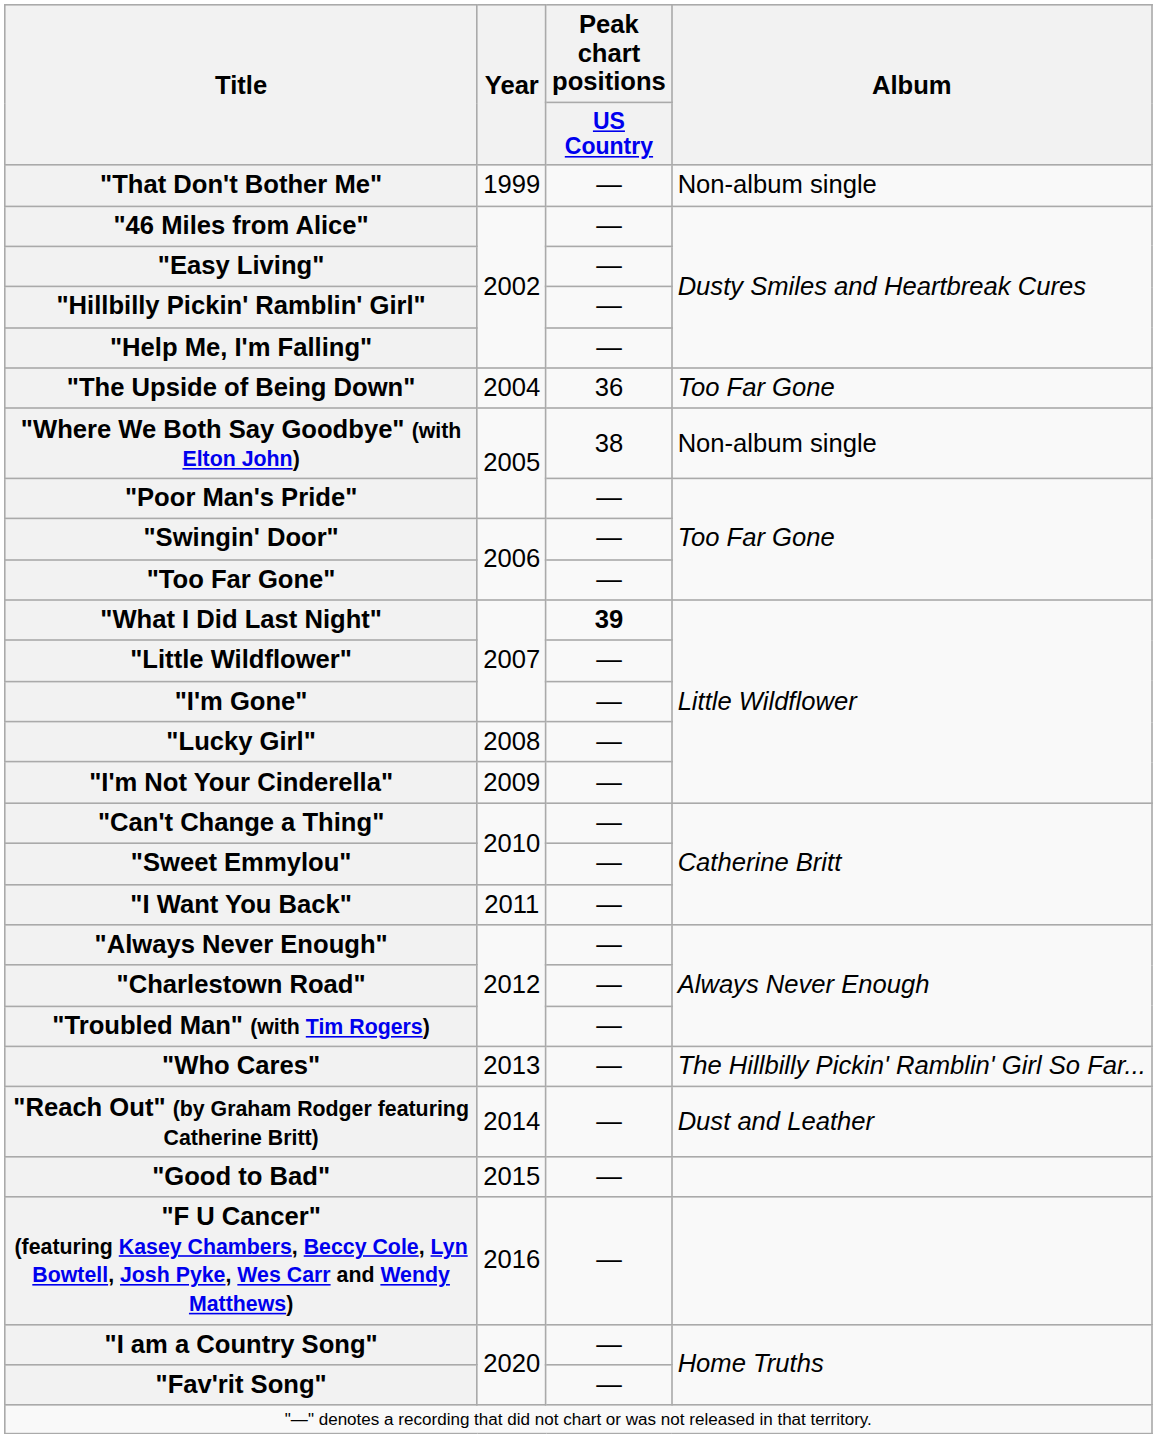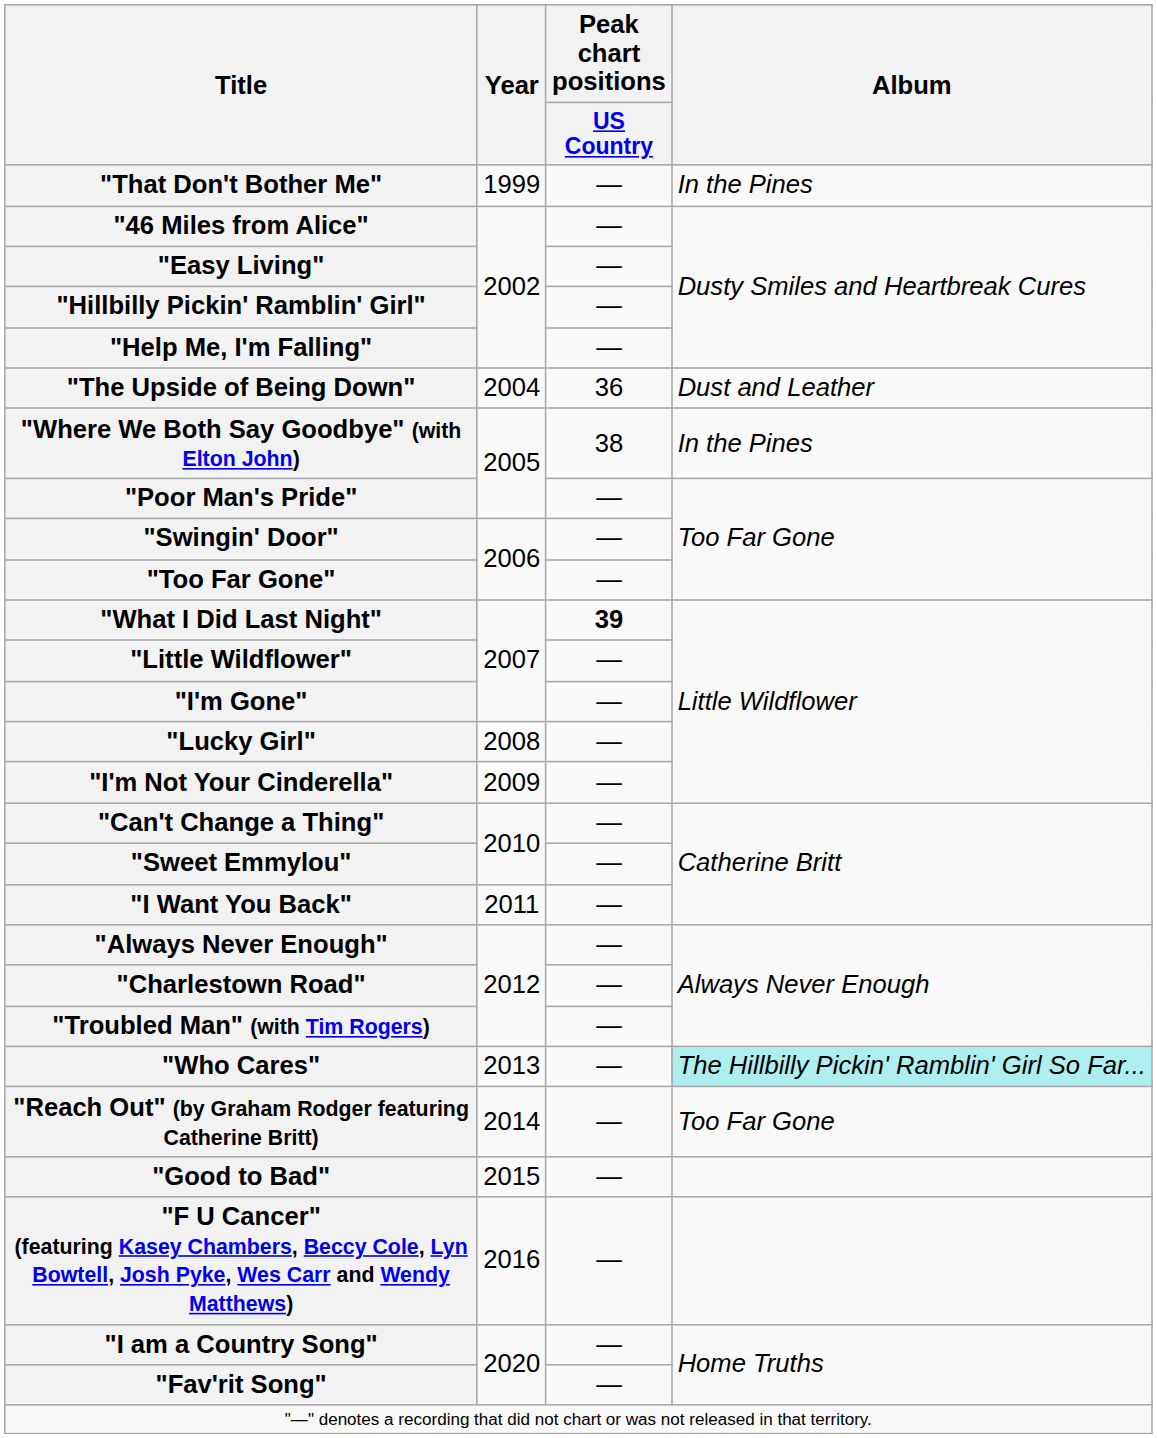(777, 185) Non-album single -> (745, 184) In the Pines
(756, 388) Too Far Gone -> (776, 388) Dust and Leather
(777, 442) Non-album single -> (745, 442) In the Pines
(912, 1066) no background -> (912, 1066) paleturquoise background
(776, 1121) Dust and Leather -> (756, 1121) Too Far Gone
